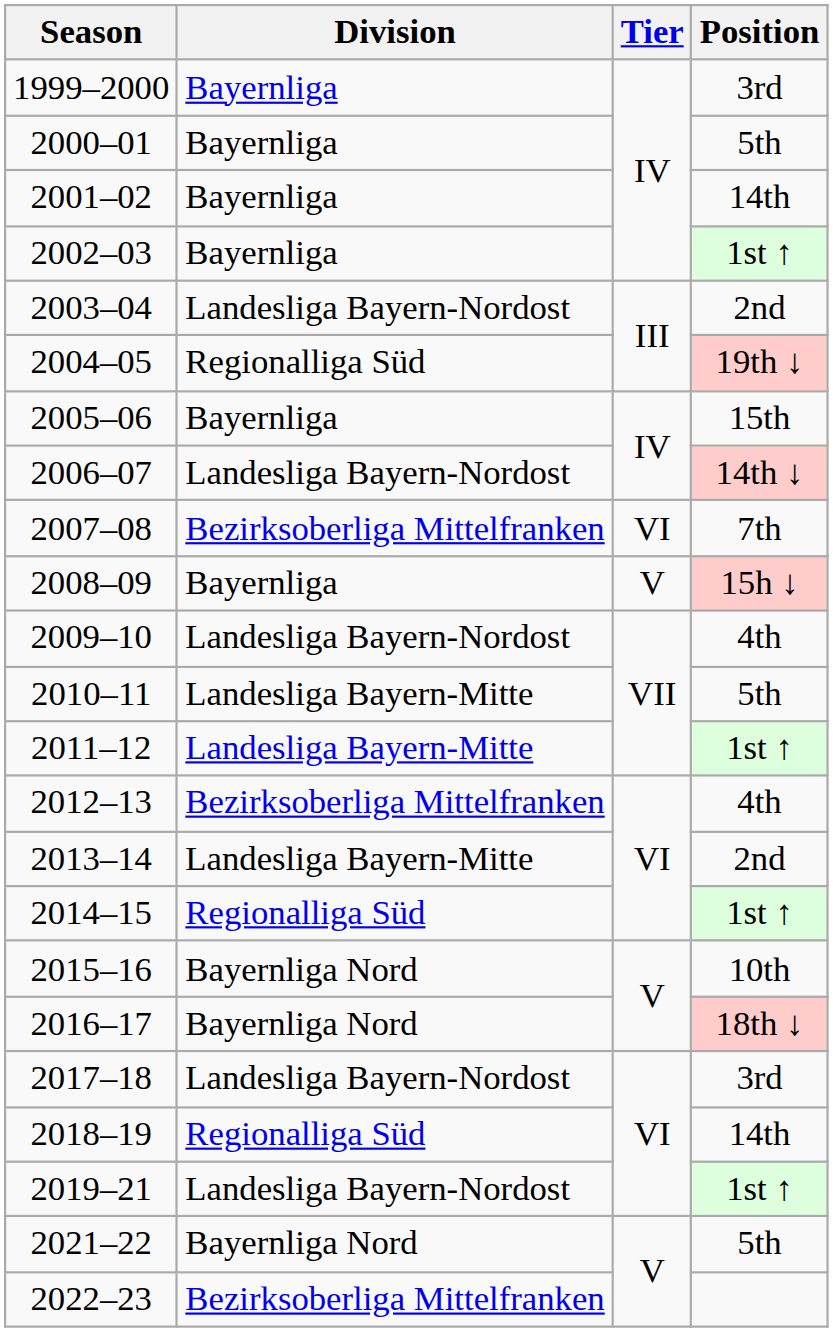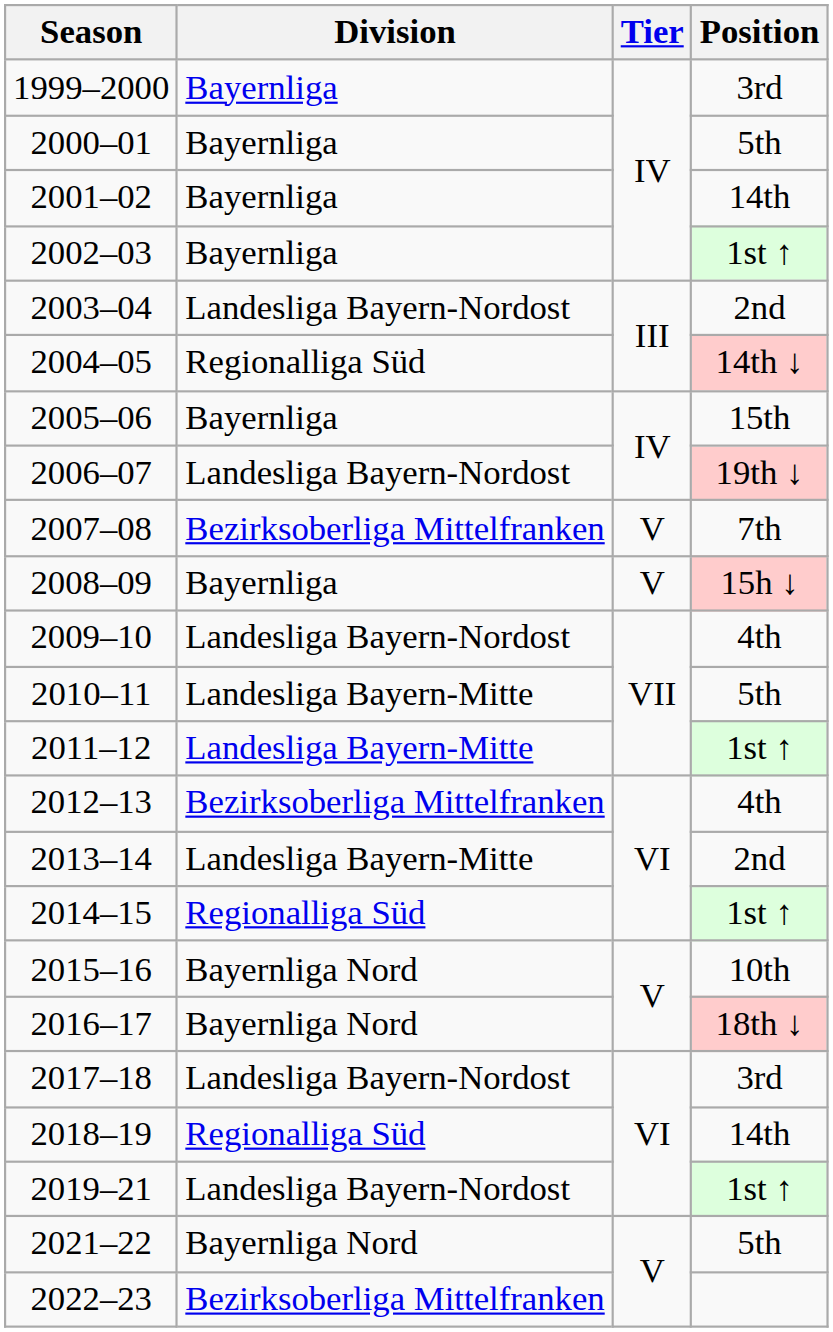(760, 362) 19th ↓ -> (760, 362) 14th ↓
(760, 472) 14th ↓ -> (760, 472) 19th ↓
(652, 527) VI -> (652, 527) V
